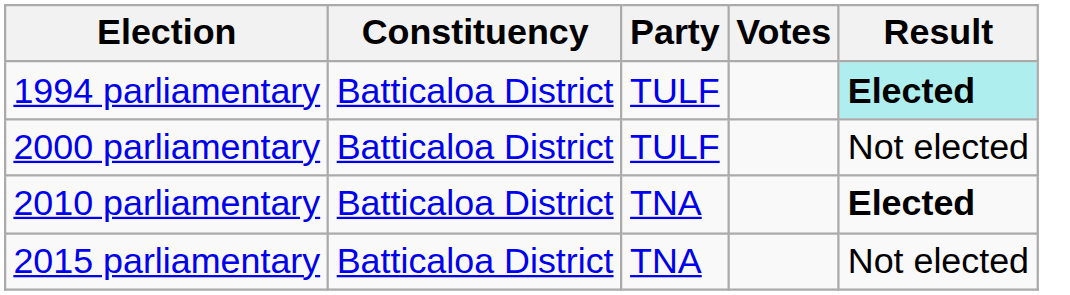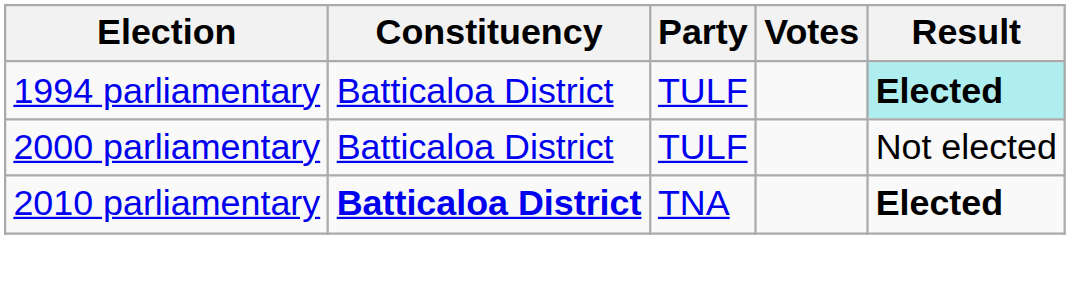(475, 203) normal -> (489, 203) bold
- row: (167, 260)
